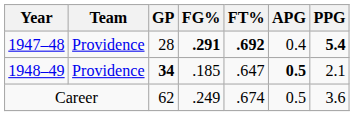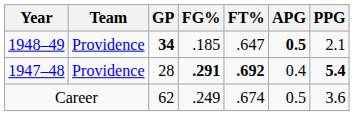rows swapped: (36, 44) <-> (36, 71)
